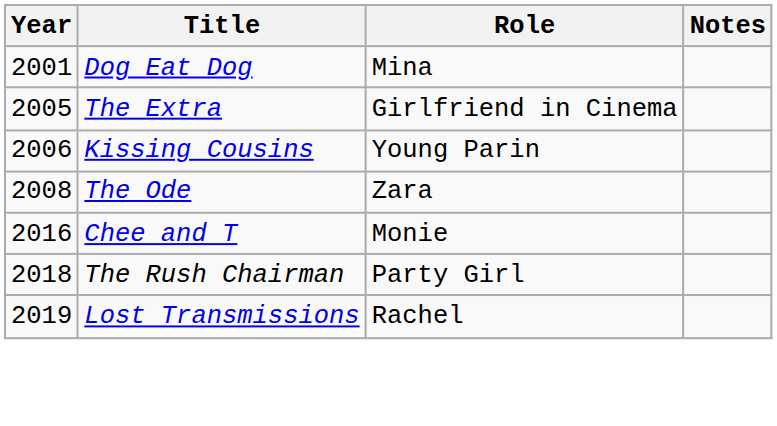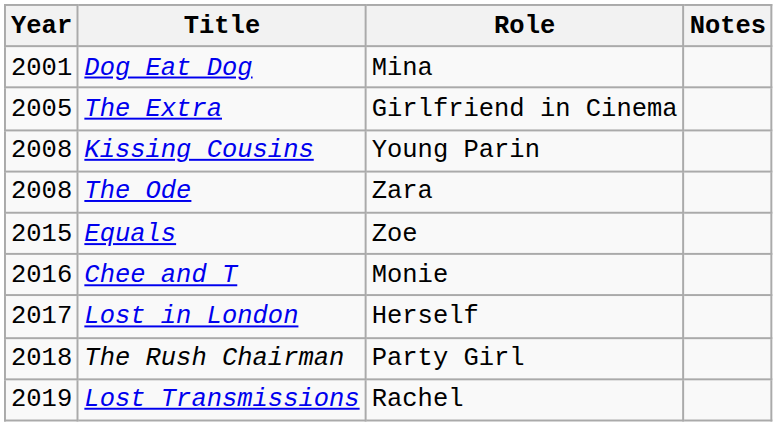(42, 150) 2006 -> (42, 150) 2008
+ row: (130, 233)
+ row: (191, 316)
